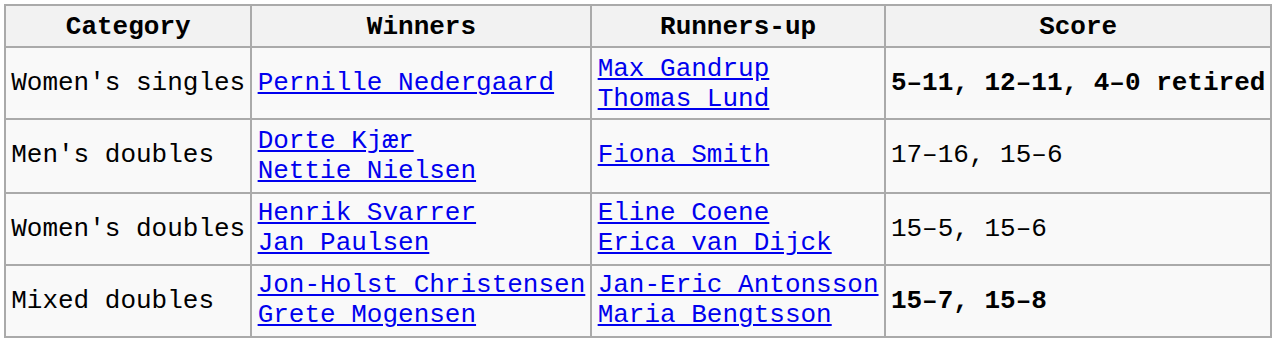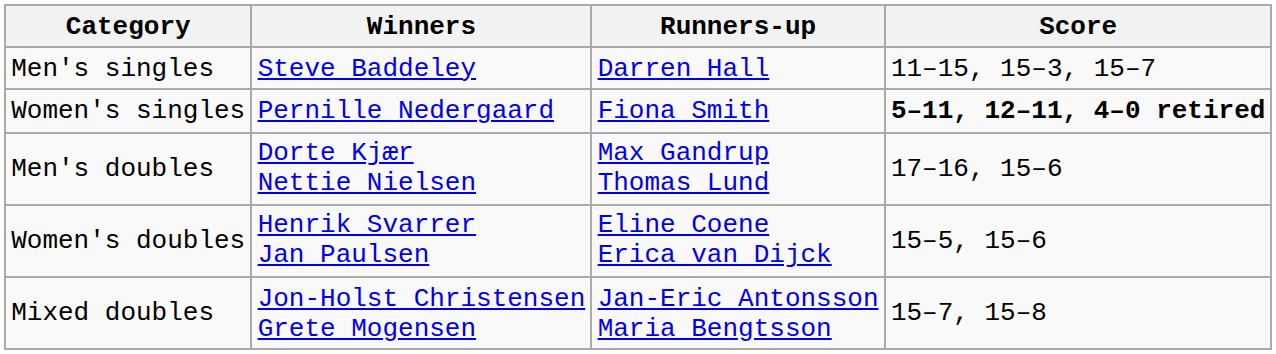+ row: (113, 69)
(683, 84) Max Gandrup Thomas Lund -> (683, 111) Fiona Smith
(683, 156) Fiona Smith -> (683, 168) Max Gandrup Thomas Lund
(969, 301) bold -> (969, 313) normal
